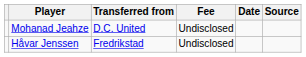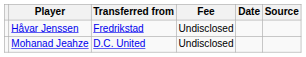rows swapped: (50, 28) <-> (45, 44)
